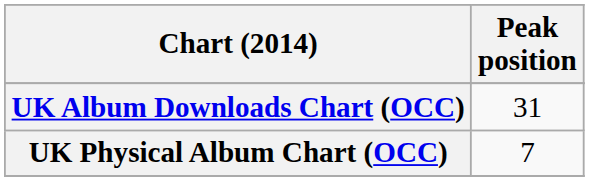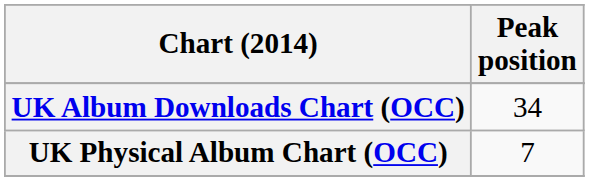(527, 106) 31 -> (527, 106) 34
